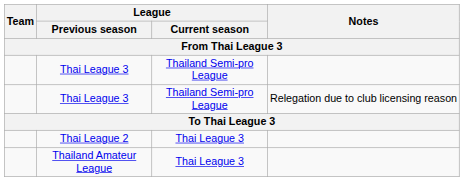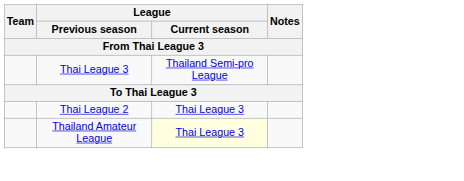- row: (94, 99)
(210, 162) no background -> (210, 133) lightyellow background
